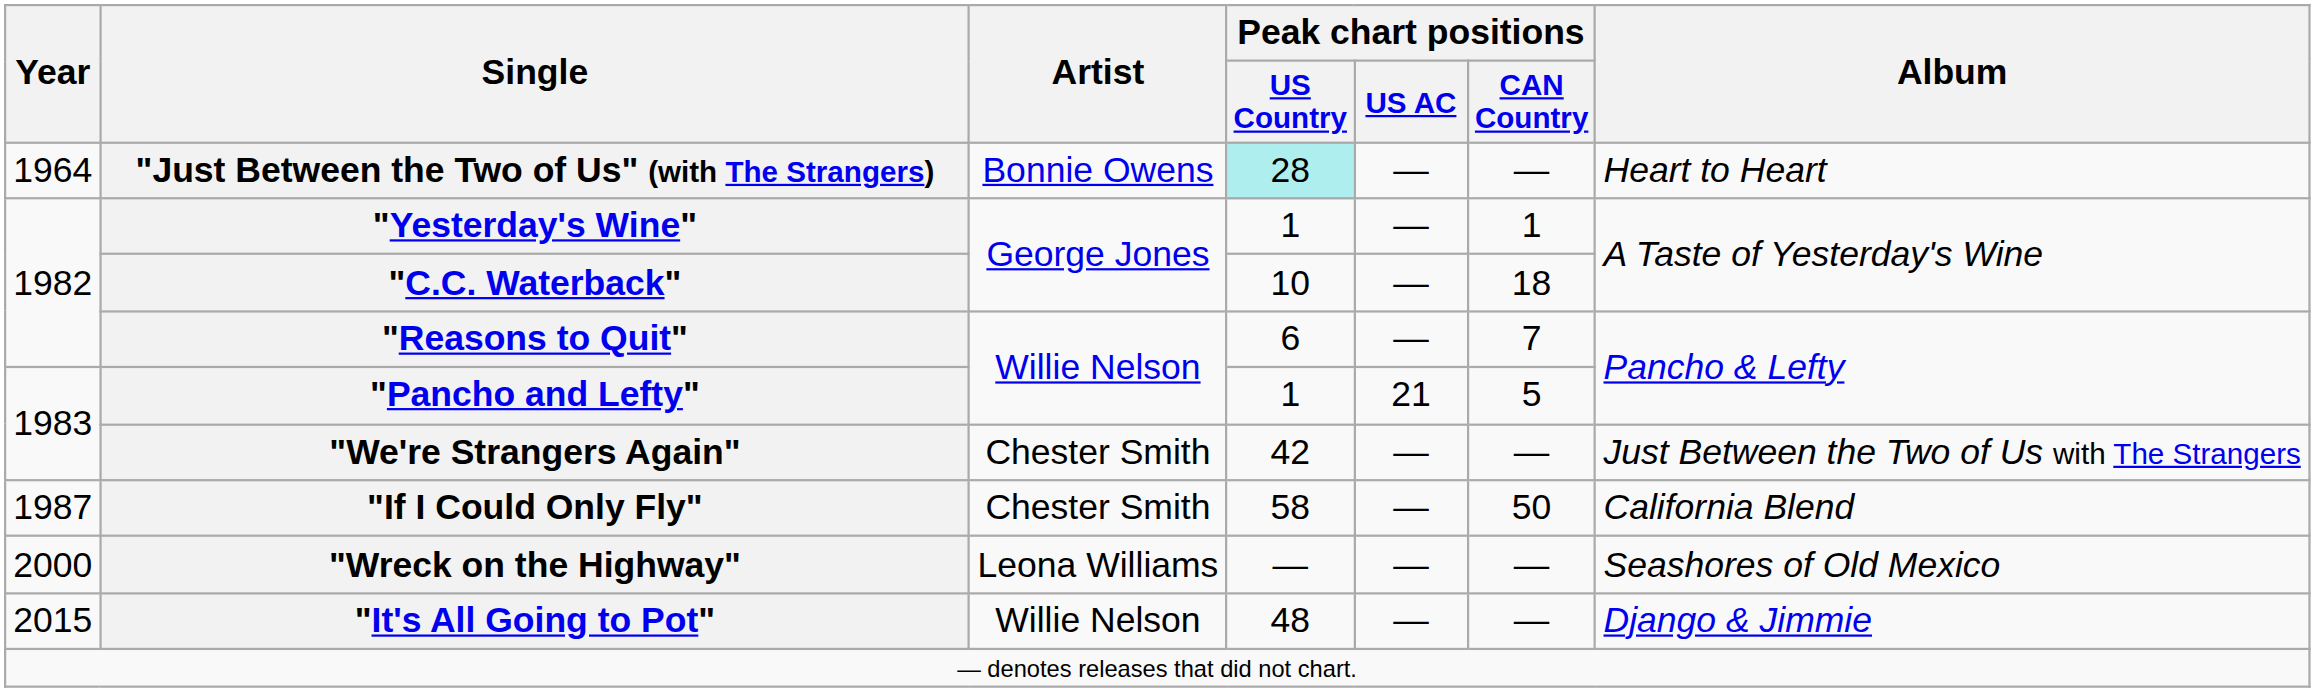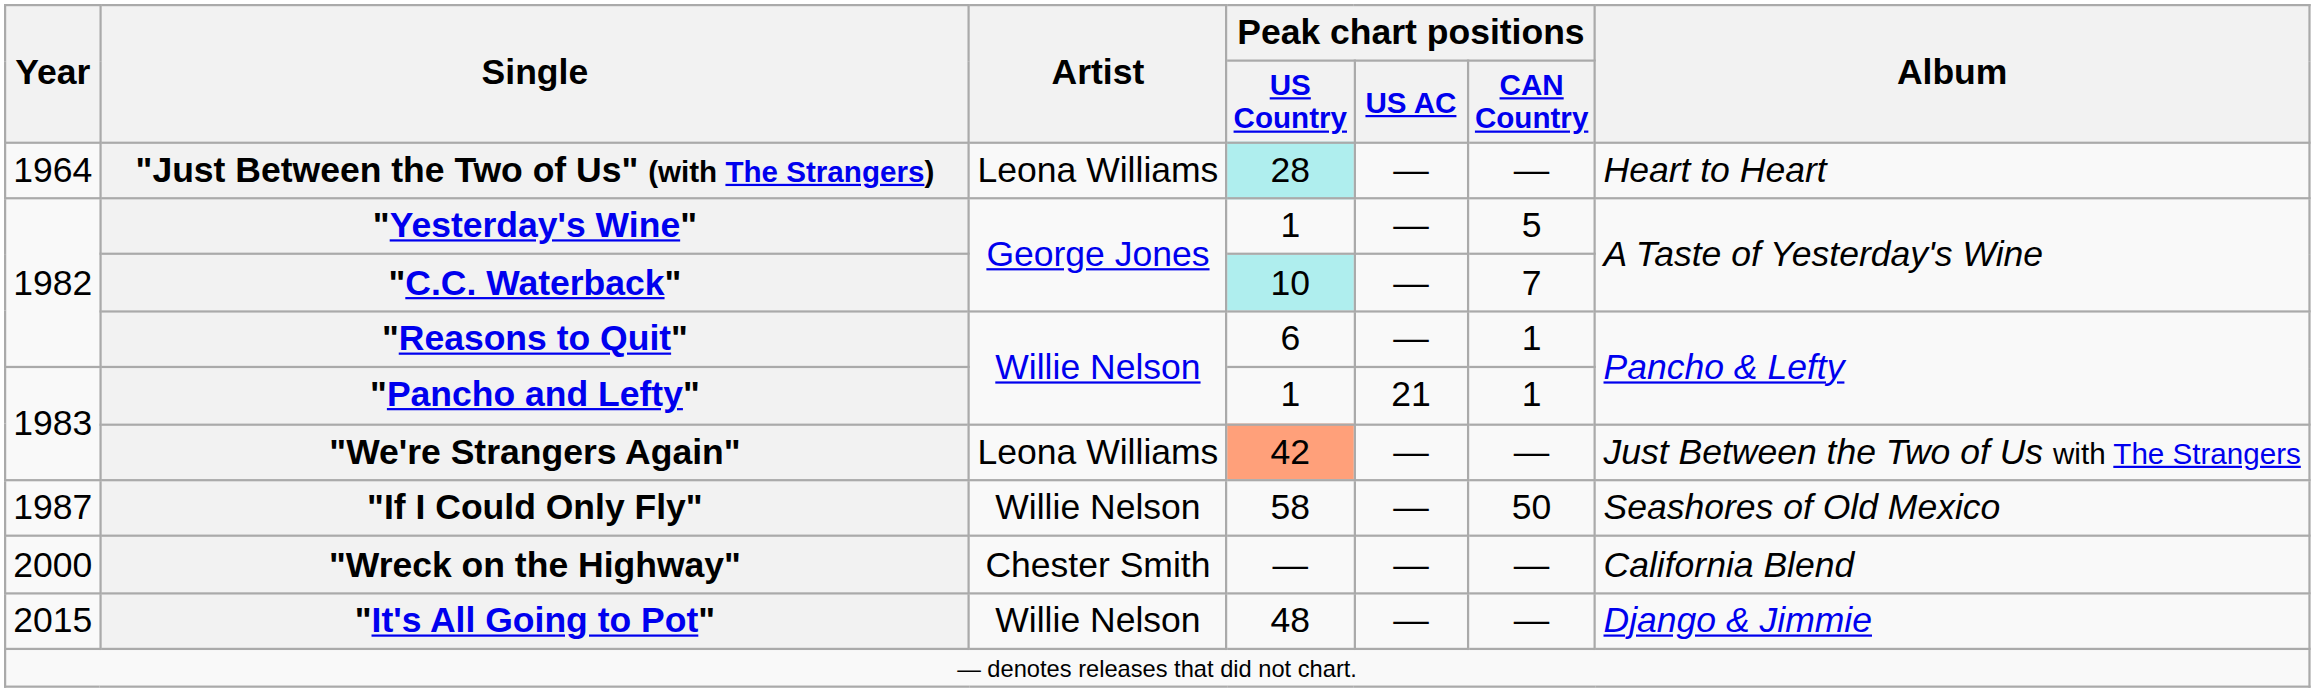(1098, 169) Bonnie Owens -> (1098, 169) Leona Williams
(1532, 225) 1 -> (1532, 225) 5
(1290, 282) no background -> (1290, 282) paleturquoise background
(1532, 282) 18 -> (1532, 282) 7
(1532, 338) 7 -> (1532, 338) 1
(1532, 394) 5 -> (1532, 394) 1
(1098, 451) Chester Smith -> (1098, 451) Leona Williams
(1290, 451) no background -> (1290, 451) lightsalmon background
(1098, 507) Chester Smith -> (1098, 507) Willie Nelson
(1729, 507) California Blend -> (1802, 507) Seashores of Old Mexico
(1098, 563) Leona Williams -> (1098, 563) Chester Smith
(1802, 563) Seashores of Old Mexico -> (1729, 563) California Blend
